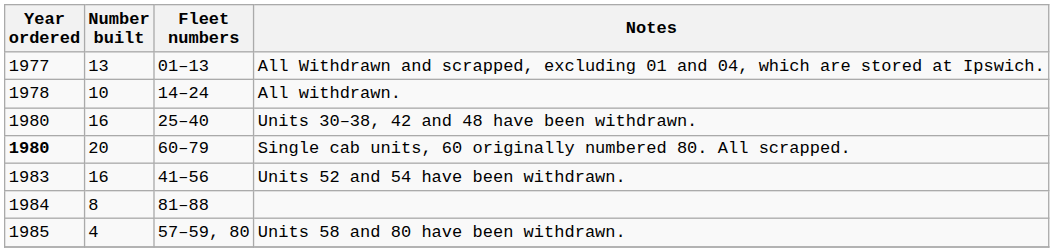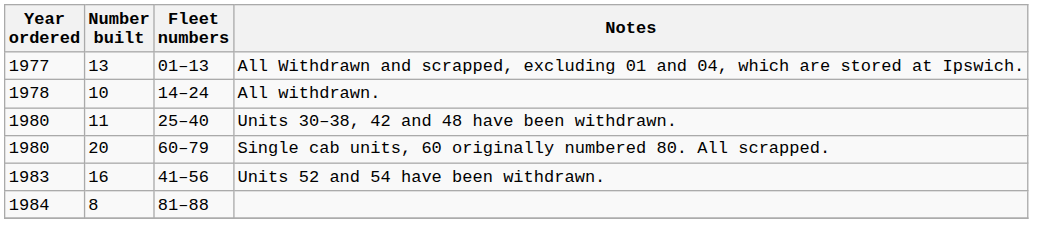(99, 121) 16 -> (99, 121) 11
(29, 149) bold -> (29, 149) normal
- row: (204, 232)
